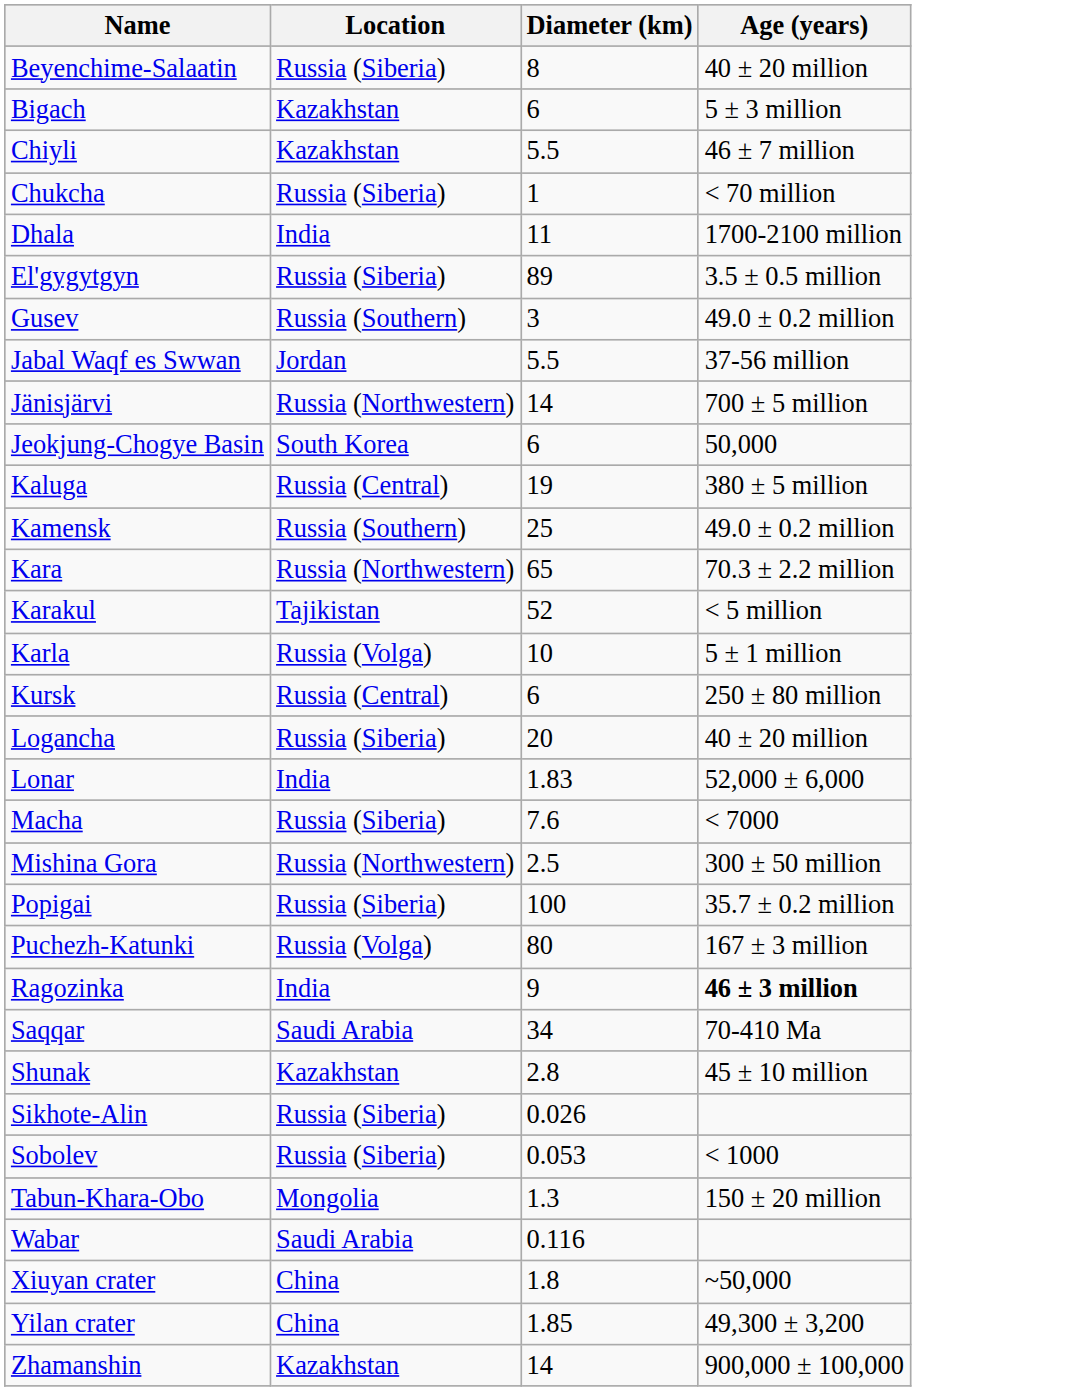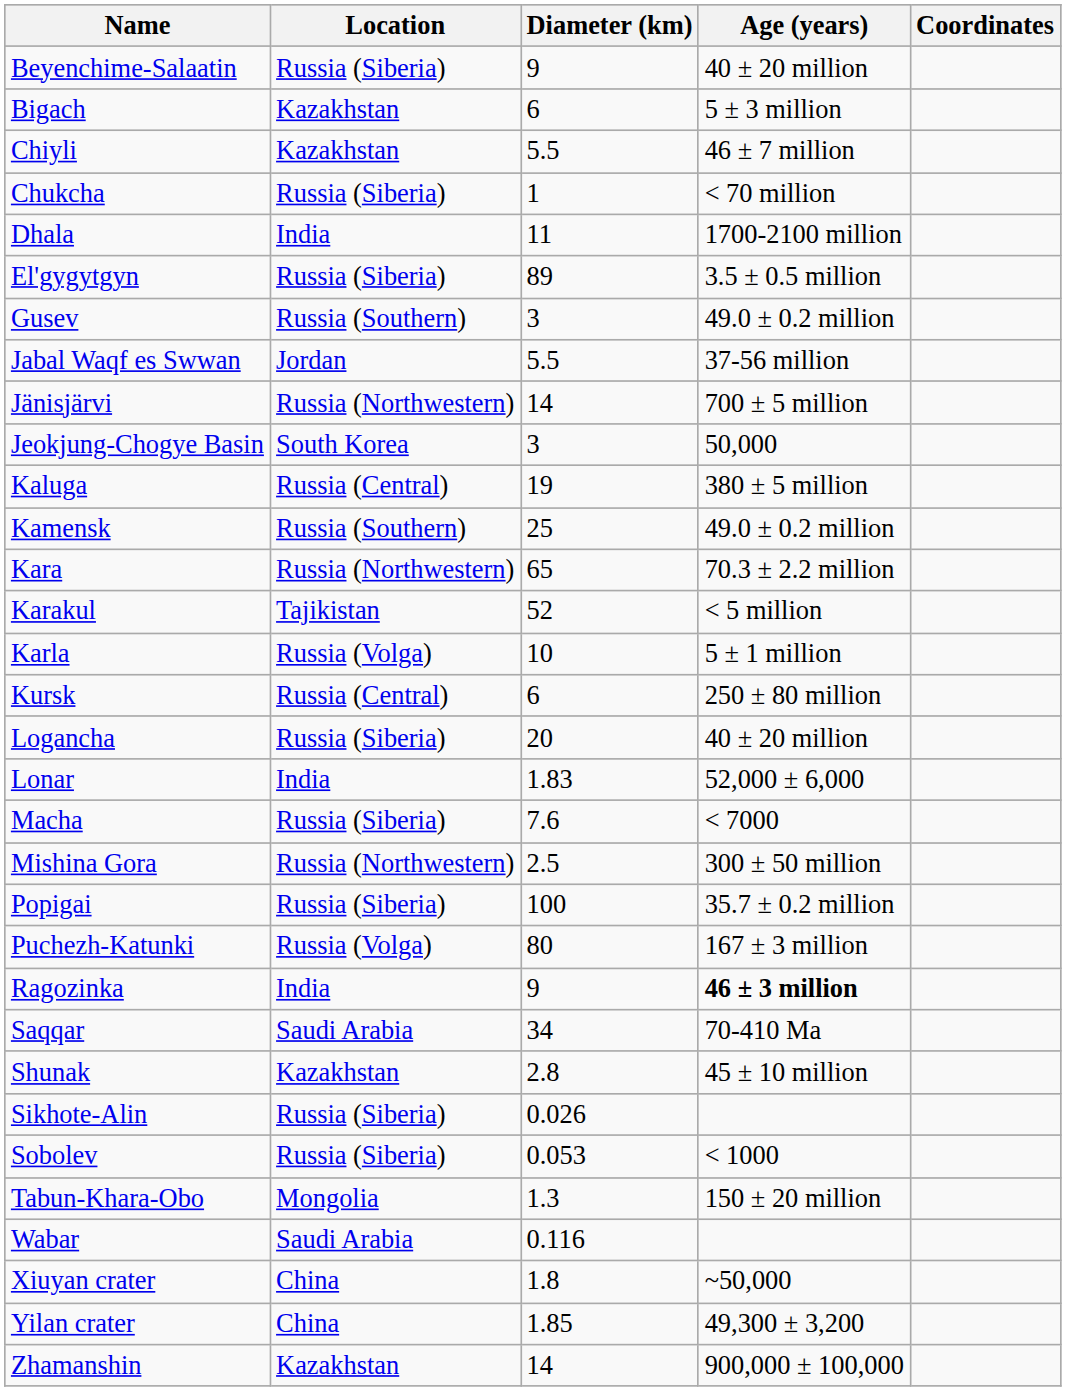+ column: (985, 25)
(533, 67) 8 -> (533, 67) 9
(533, 444) 6 -> (533, 444) 3
